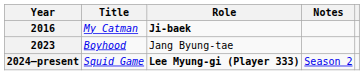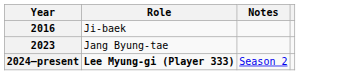- column: (114, 13)
(170, 29) bold -> (105, 29) normal
